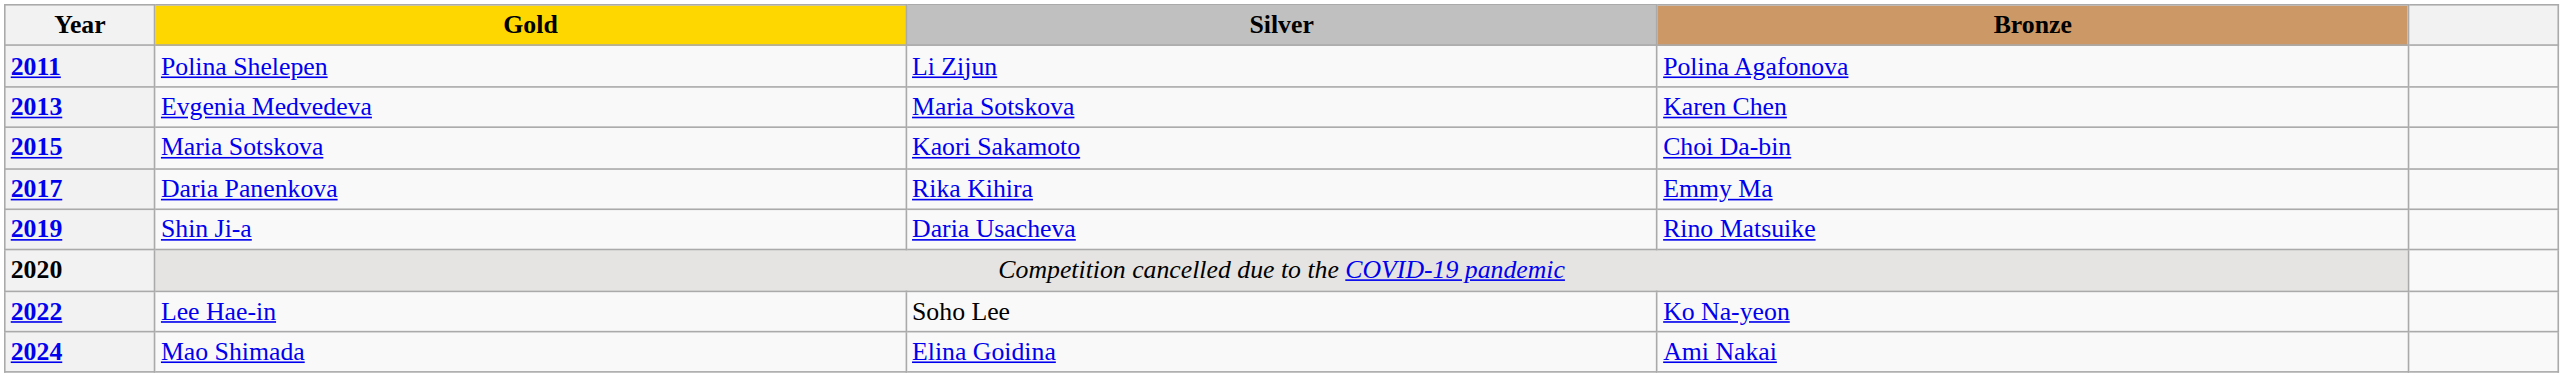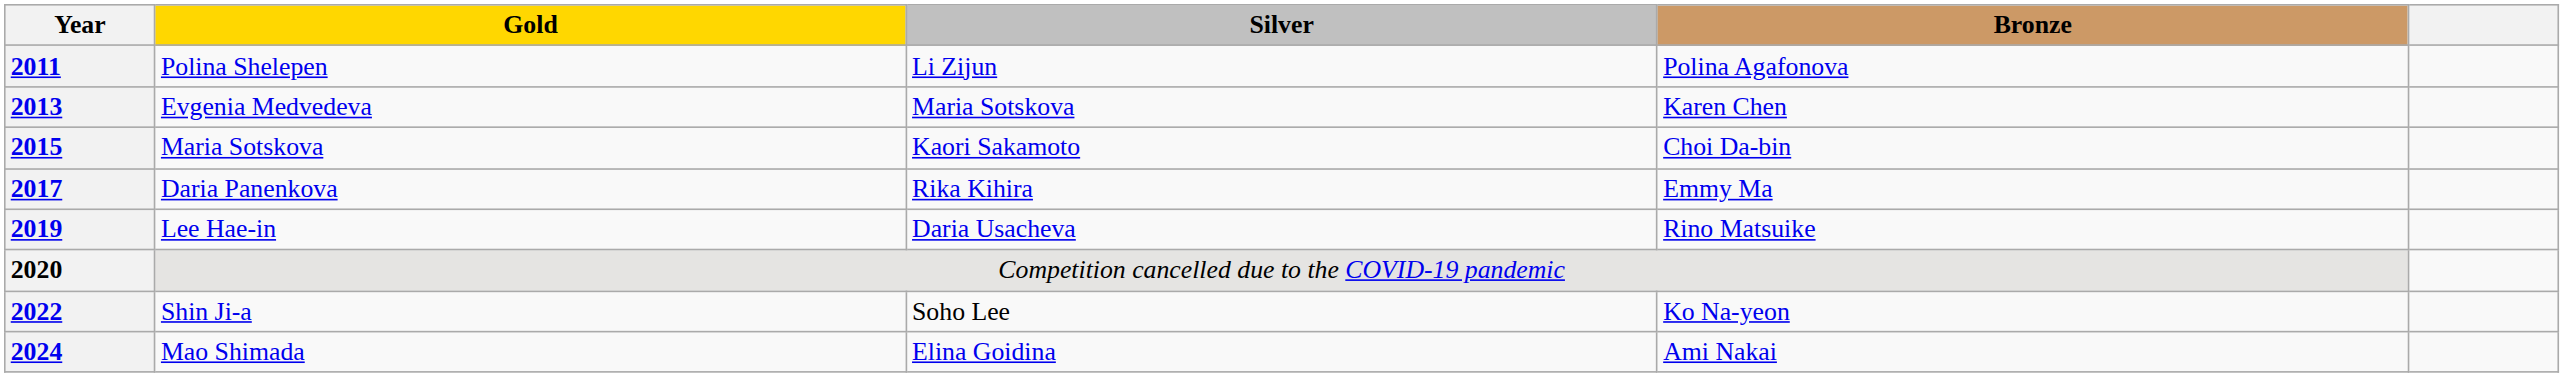(206, 229) Shin Ji-a -> (218, 229) Lee Hae-in
(218, 310) Lee Hae-in -> (206, 310) Shin Ji-a
